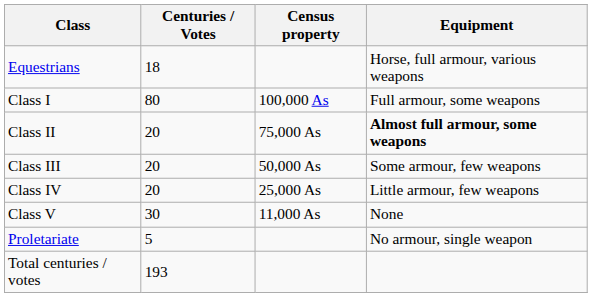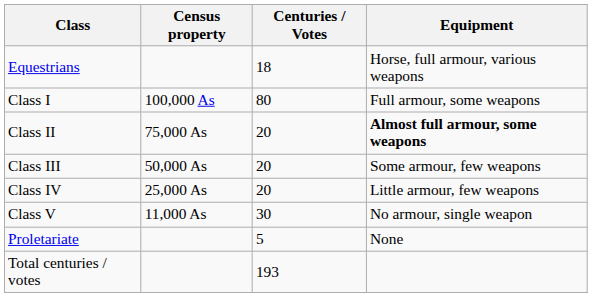columns swapped: (198, 25) <-> (311, 25)
(387, 214) None -> (451, 214) No armour, single weapon
(451, 239) No armour, single weapon -> (387, 239) None
